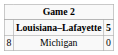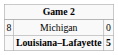rows swapped: (59, 43) <-> (59, 27)
